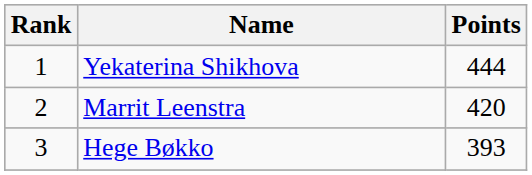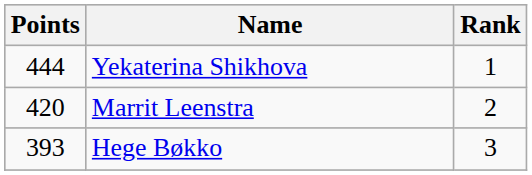columns swapped: (41, 25) <-> (486, 25)
